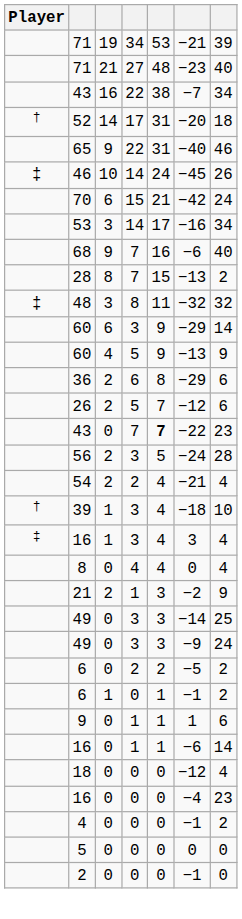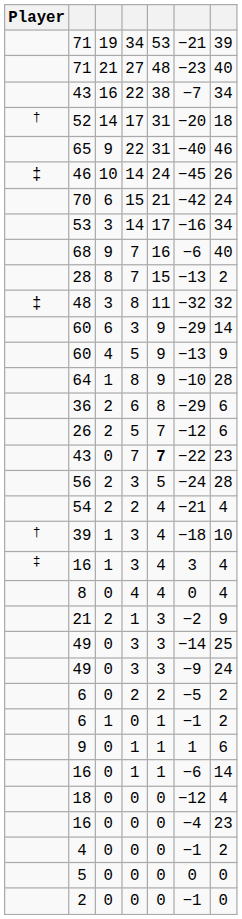+ row: (82, 380)
